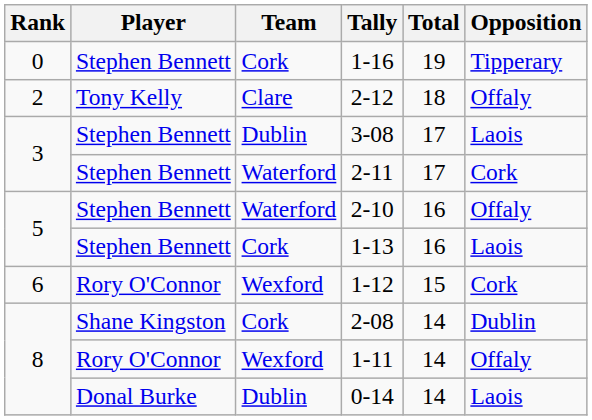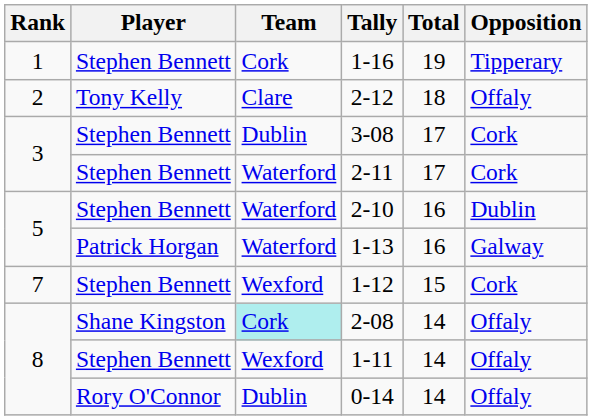(38, 60) 0 -> (38, 60) 1
(497, 135) Laois -> (494, 135) Cork
(501, 209) Offaly -> (503, 209) Dublin
(153, 246) Stephen Bennett -> (147, 246) Patrick Horgan
(265, 246) Cork -> (289, 246) Waterford
(497, 246) Laois -> (507, 246) Galway
(38, 284) 6 -> (38, 284) 7
(148, 284) Rory O'Connor -> (153, 284) Stephen Bennett
(265, 321) no background -> (265, 321) paleturquoise background
(503, 321) Dublin -> (501, 321) Offaly
(148, 358) Rory O'Connor -> (153, 358) Stephen Bennett
(136, 396) Donal Burke -> (148, 396) Rory O'Connor
(497, 396) Laois -> (501, 396) Offaly
